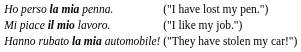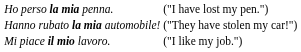rows swapped: (57, 25) <-> (82, 41)
